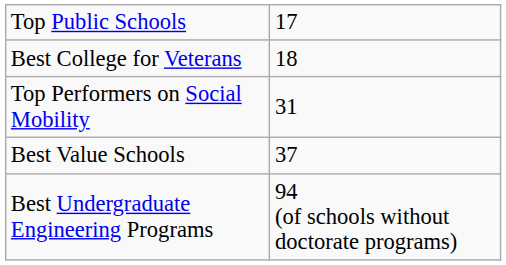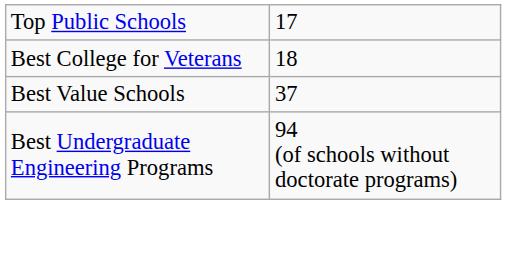- row: (126, 106)
